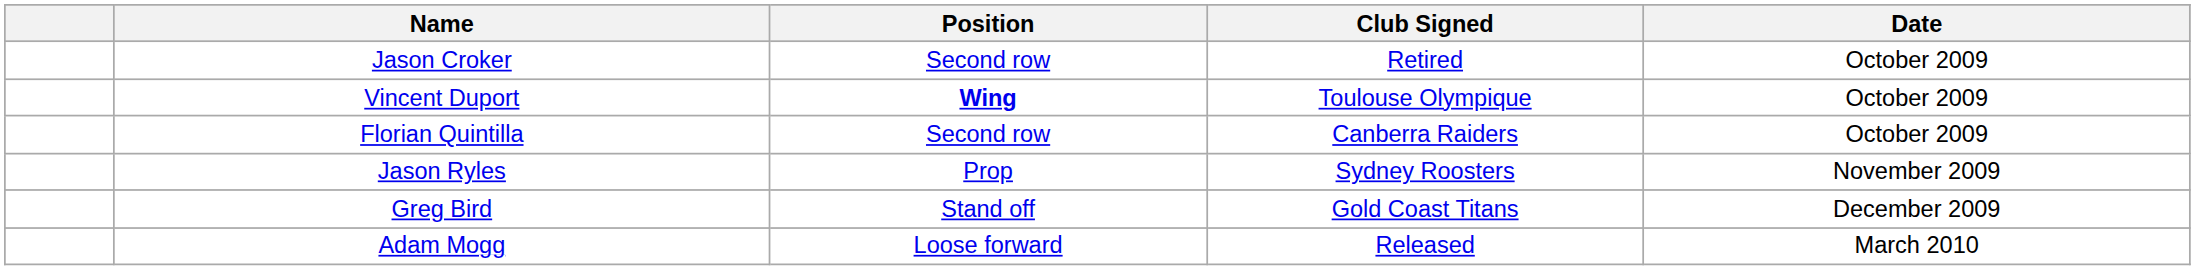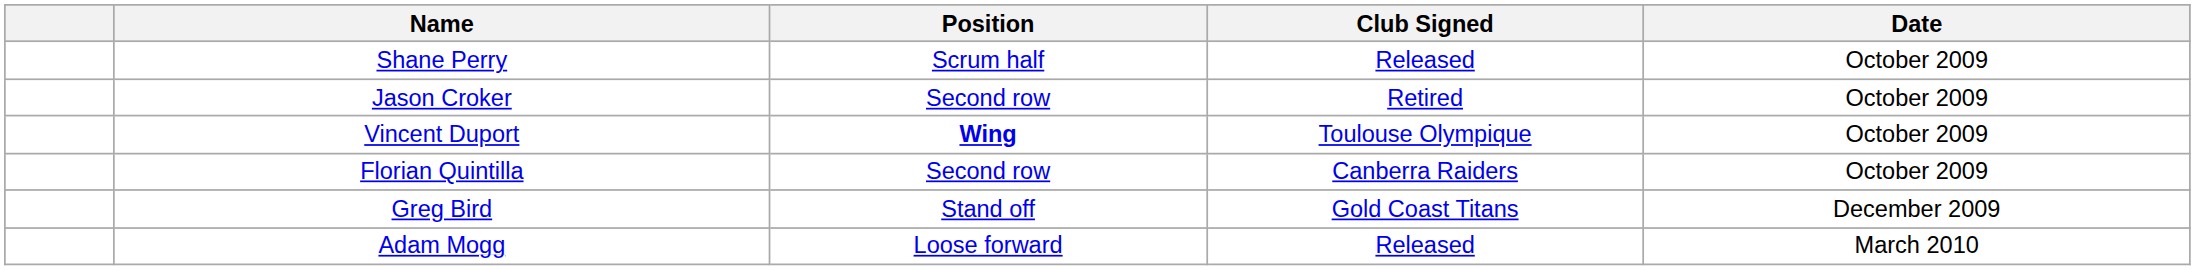+ row: (442, 60)
- row: (442, 171)
